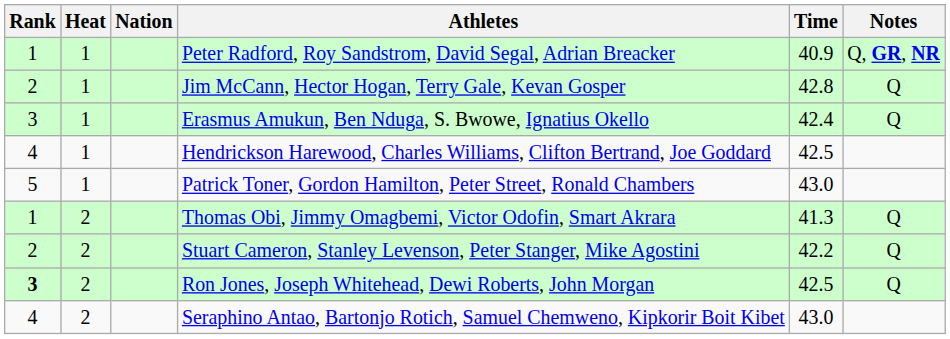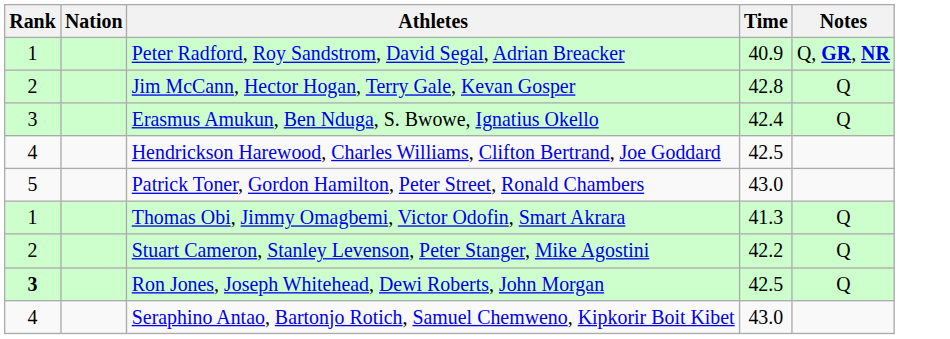- column: (85, 21)
